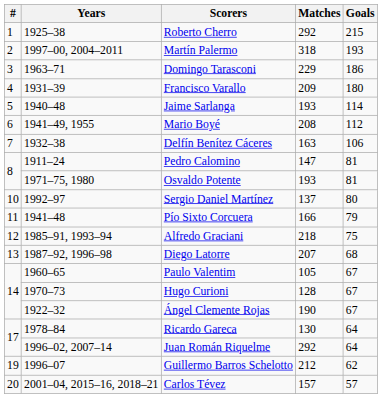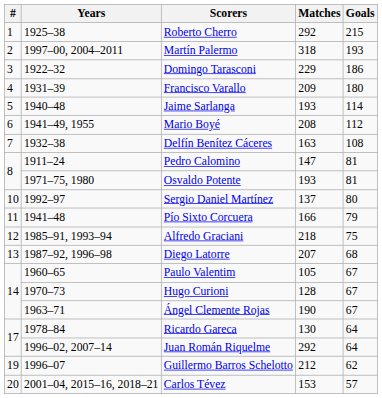(45, 69) 1963–71 -> (45, 69) 1922–32
(355, 143) 106 -> (355, 143) 108
(45, 310) 1922–32 -> (45, 310) 1963–71
(307, 384) 157 -> (307, 384) 153
